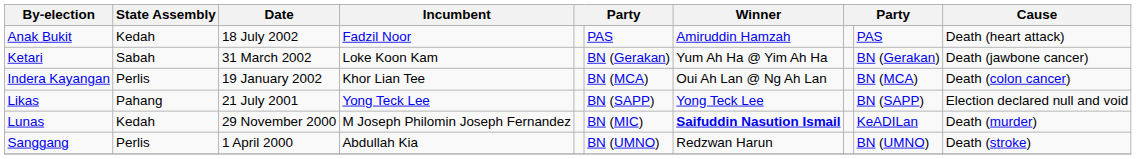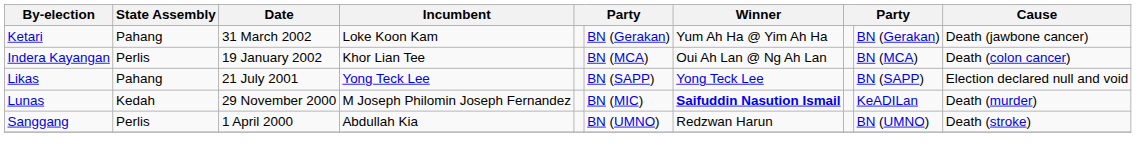- row: (40, 36)
(136, 57) Sabah -> (139, 36) Pahang
